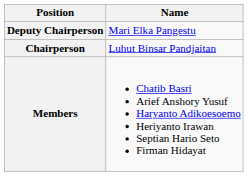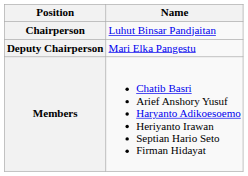rows swapped: (55, 48) <-> (55, 30)
